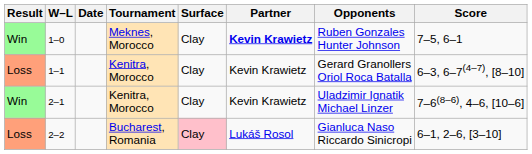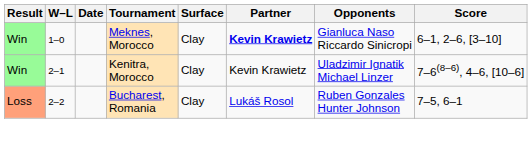(361, 38) Ruben Gonzales Hunter Johnson -> (365, 38) Gianluca Naso Riccardo Sinicropi
(440, 38) 7–5, 6–1 -> (459, 38) 6–1, 2–6, [3–10]
- row: (56, 71)
(193, 133) pink background -> (193, 102) no background
(365, 133) Gianluca Naso Riccardo Sinicropi -> (361, 102) Ruben Gonzales Hunter Johnson
(459, 133) 6–1, 2–6, [3–10] -> (440, 102) 7–5, 6–1
